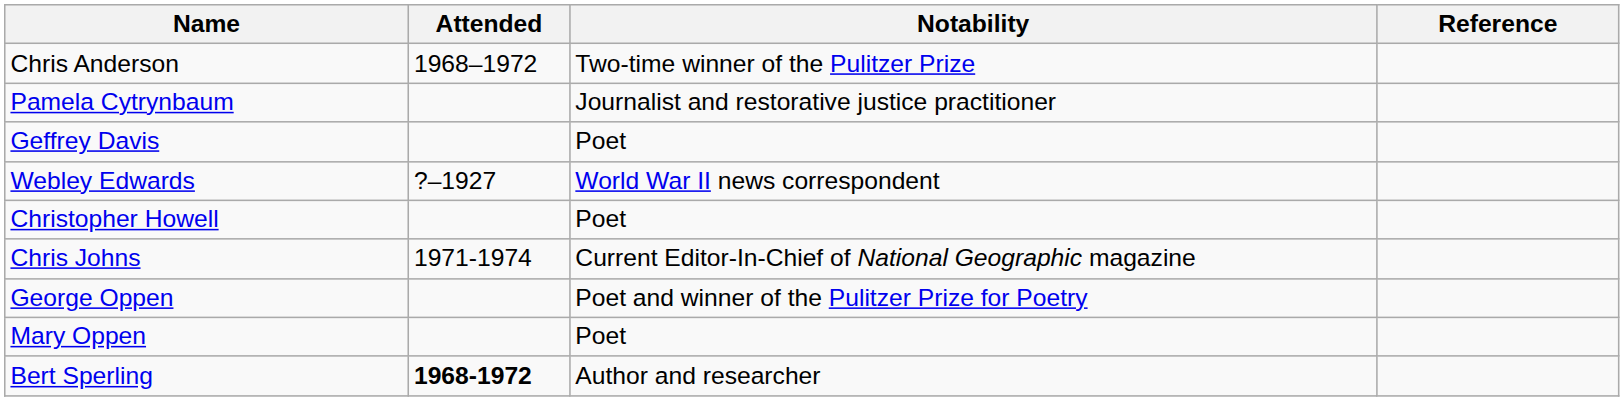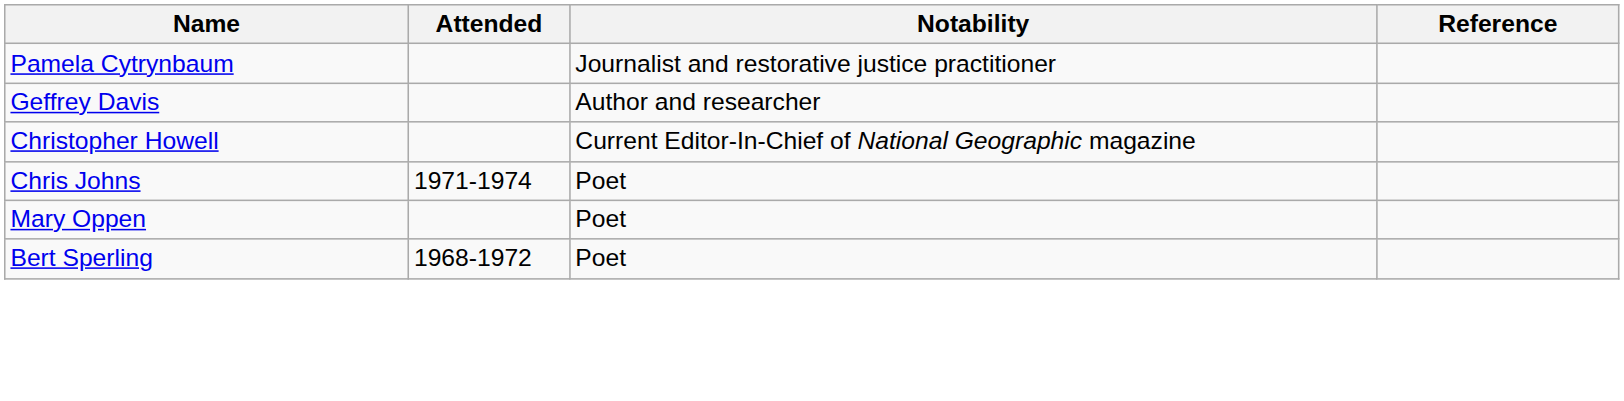- row: (95, 63)
(601, 141) Poet -> (698, 102) Author and researcher
- row: (103, 180)
(601, 219) Poet -> (886, 141) Current Editor-In-Chief of National Geographic magazine
(886, 258) Current Editor-In-Chief of National Geographic magazine -> (601, 180) Poet
- row: (92, 297)
(473, 375) bold -> (473, 258) normal
(698, 375) Author and researcher -> (601, 258) Poet
